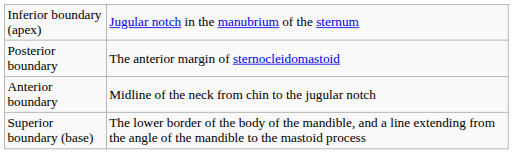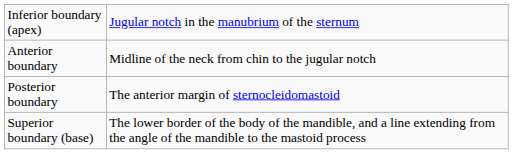rows swapped: (33, 94) <-> (33, 58)
